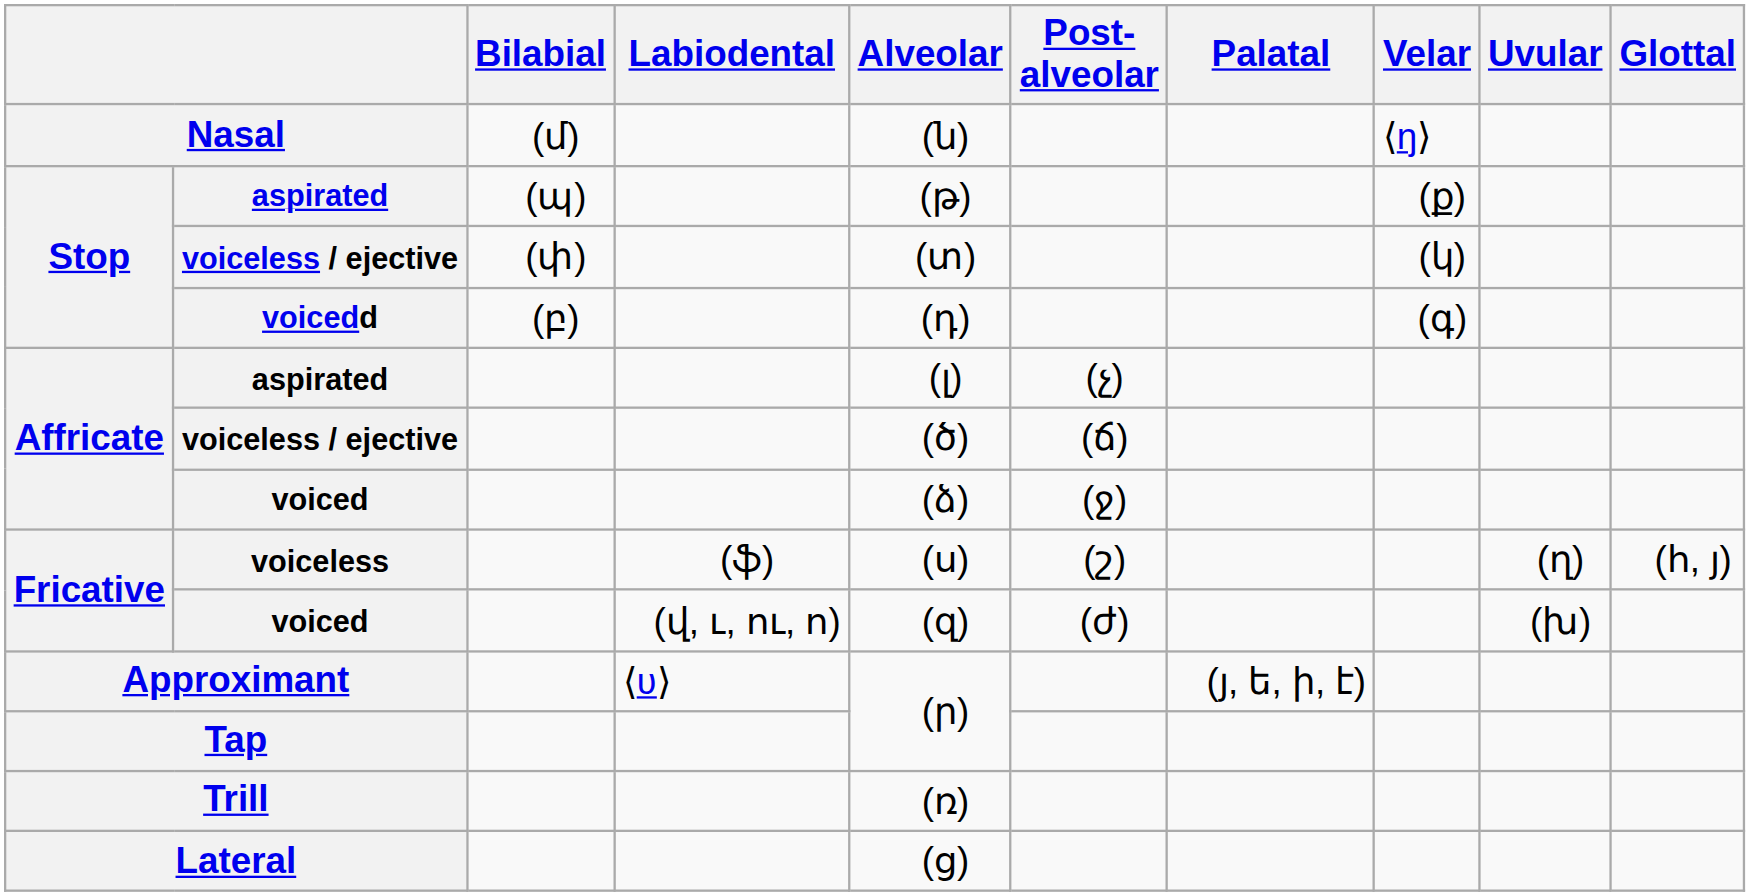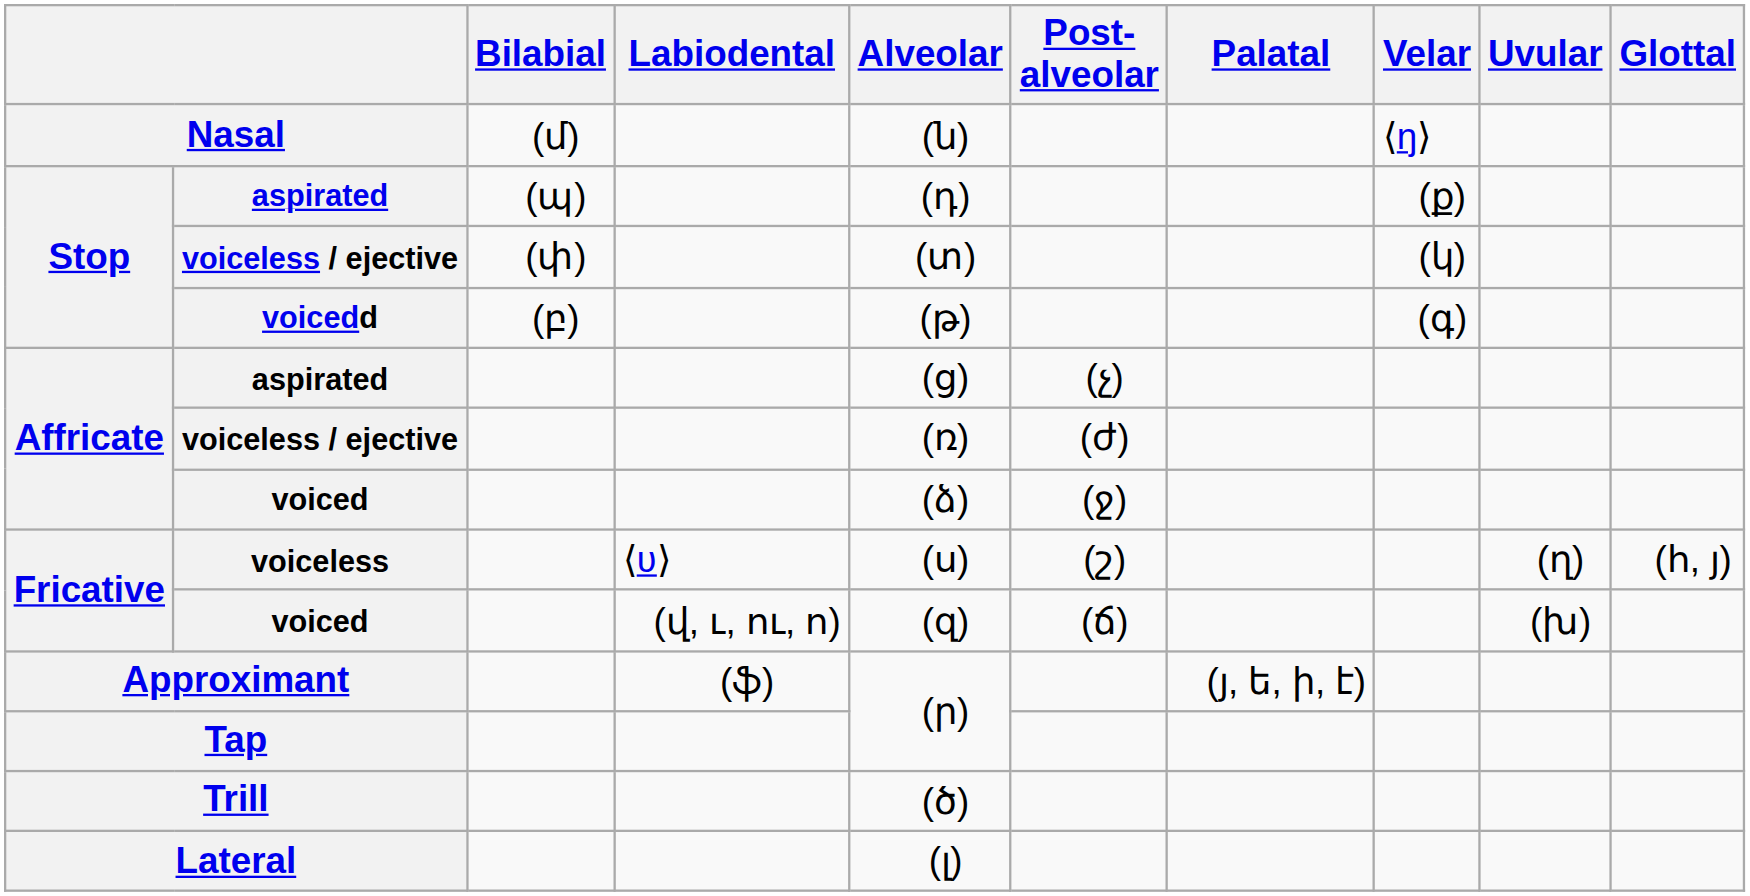(930, 196) (թ) -> (930, 196) (դ)
(930, 317) (դ) -> (930, 317) (թ)
(930, 378) (լ) -> (930, 378) (ց)
(930, 439) (ծ) -> (930, 439) (ռ)
(1089, 439) (ճ) -> (1089, 439) (ժ)
(732, 560) (ֆ) -> (647, 560) ⟨ʋ⟩
(1089, 621) (ժ) -> (1089, 621) (ճ)
(647, 681) ⟨ʋ⟩ -> (732, 681) (ֆ)
(930, 800) (ռ) -> (930, 800) (ծ)
(930, 861) (ց) -> (930, 861) (լ)
